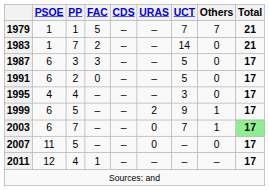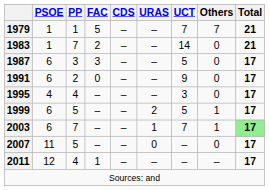(184, 78) 5 -> (184, 78) 9
(184, 111) 9 -> (184, 111) 5
(154, 128) 0 -> (154, 128) 1
